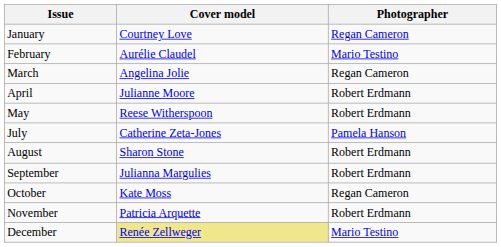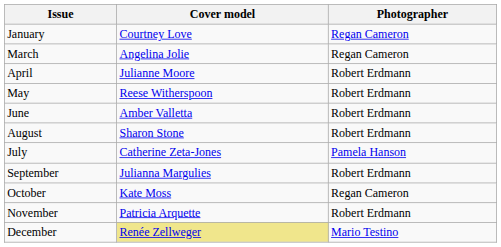- row: (29, 54)
+ row: (18, 113)
rows swapped: (17, 133) <-> (25, 153)
